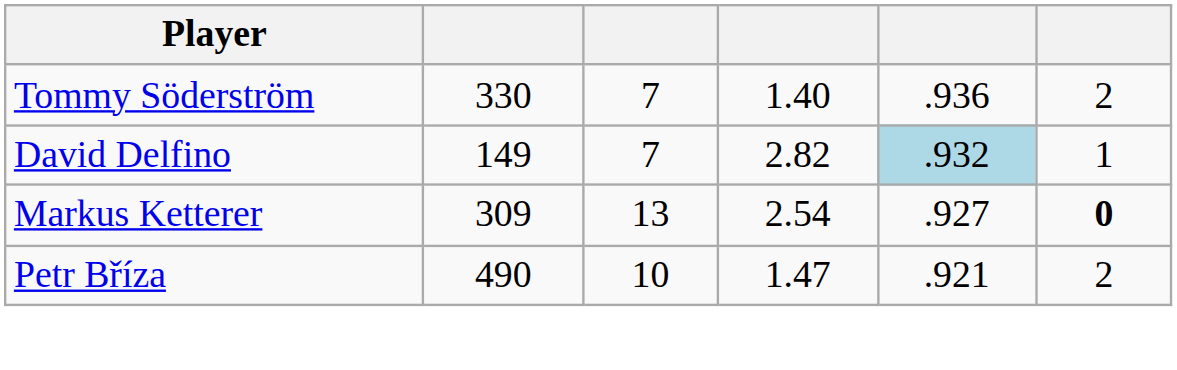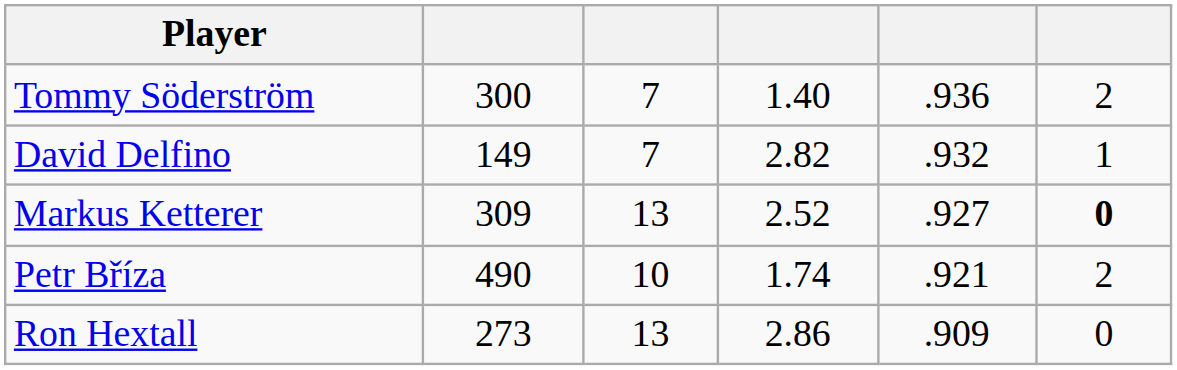(503, 94) 330 -> (503, 94) 300
(957, 154) lightblue background -> (957, 154) no background
(798, 214) 2.54 -> (798, 214) 2.52
(798, 273) 1.47 -> (798, 273) 1.74
+ row: (106, 333)
